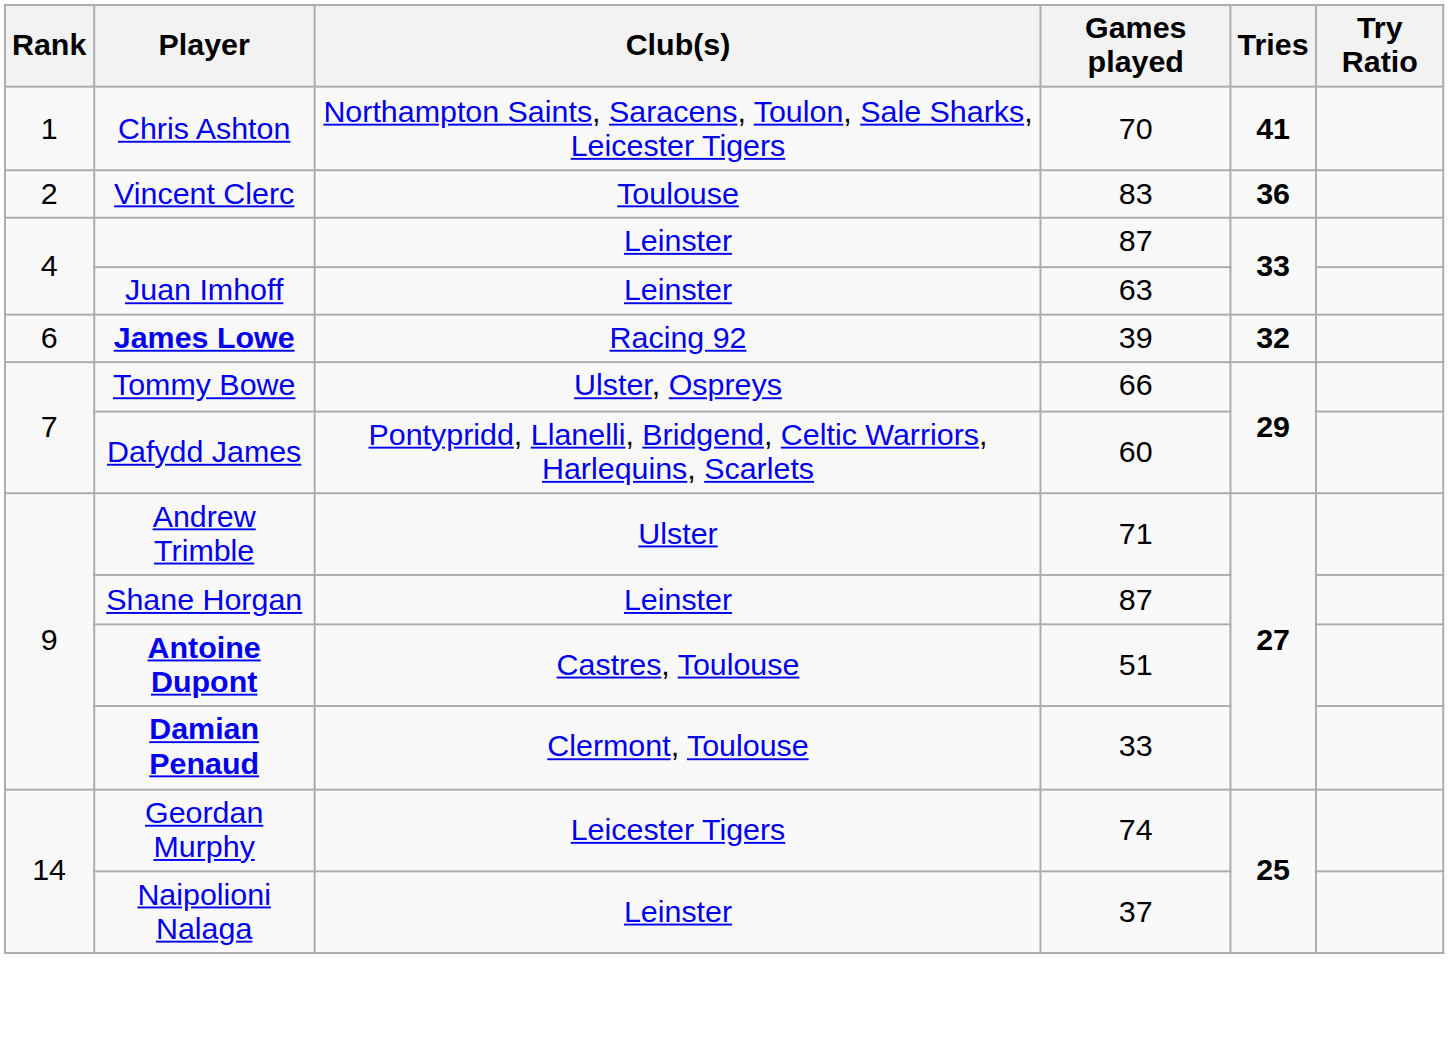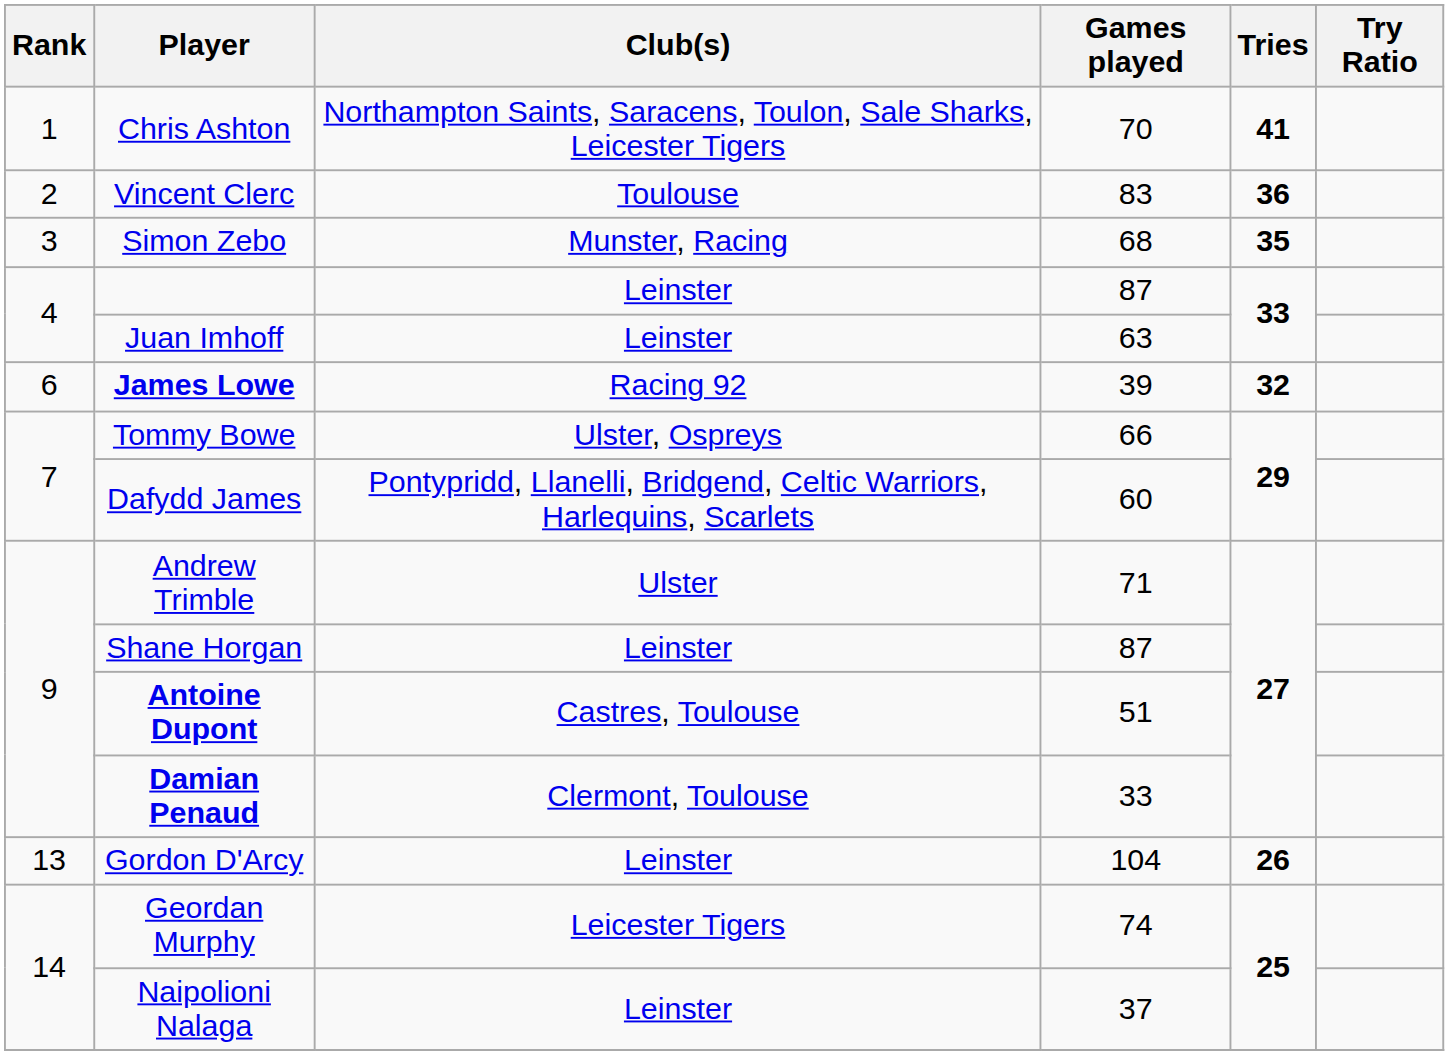+ row: (204, 241)
+ row: (204, 860)
